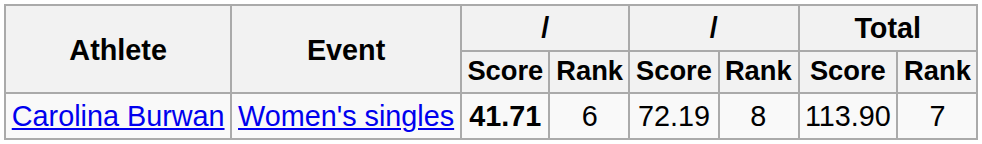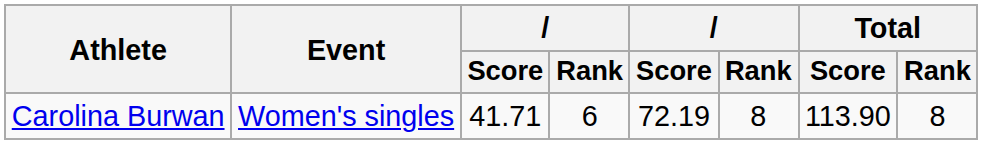(505, 117) bold -> (505, 117) normal
(937, 117) 7 -> (937, 117) 8
